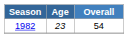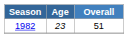(99, 26) 54 -> (99, 26) 51
